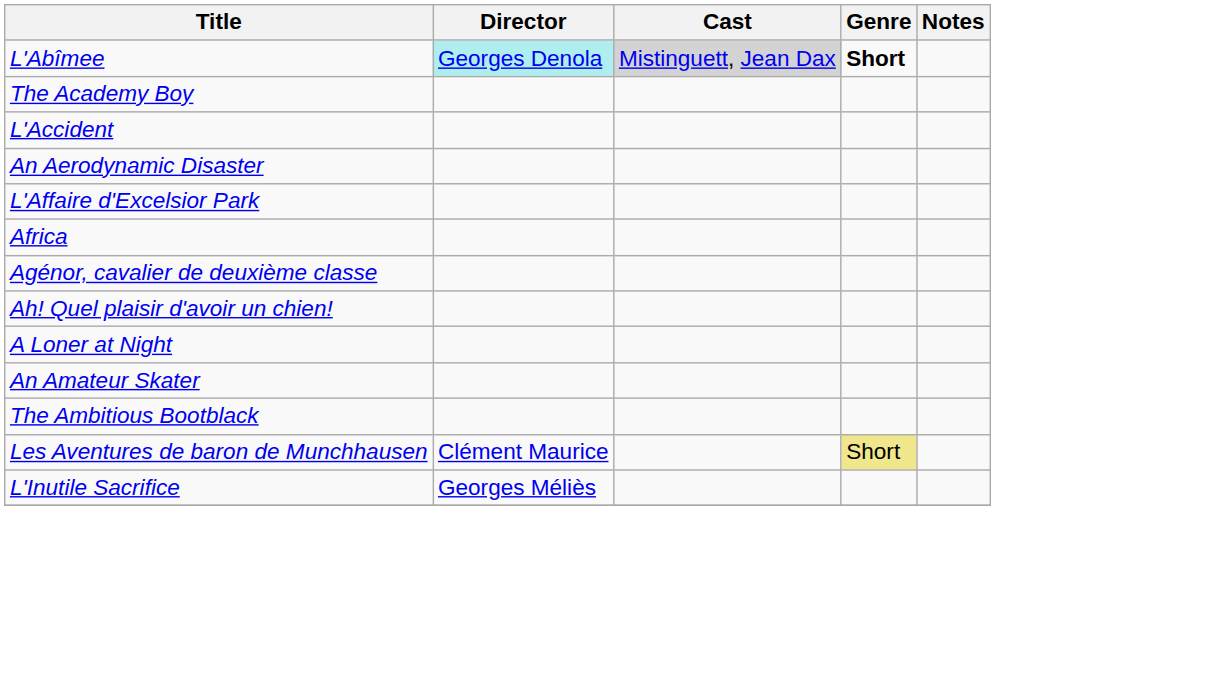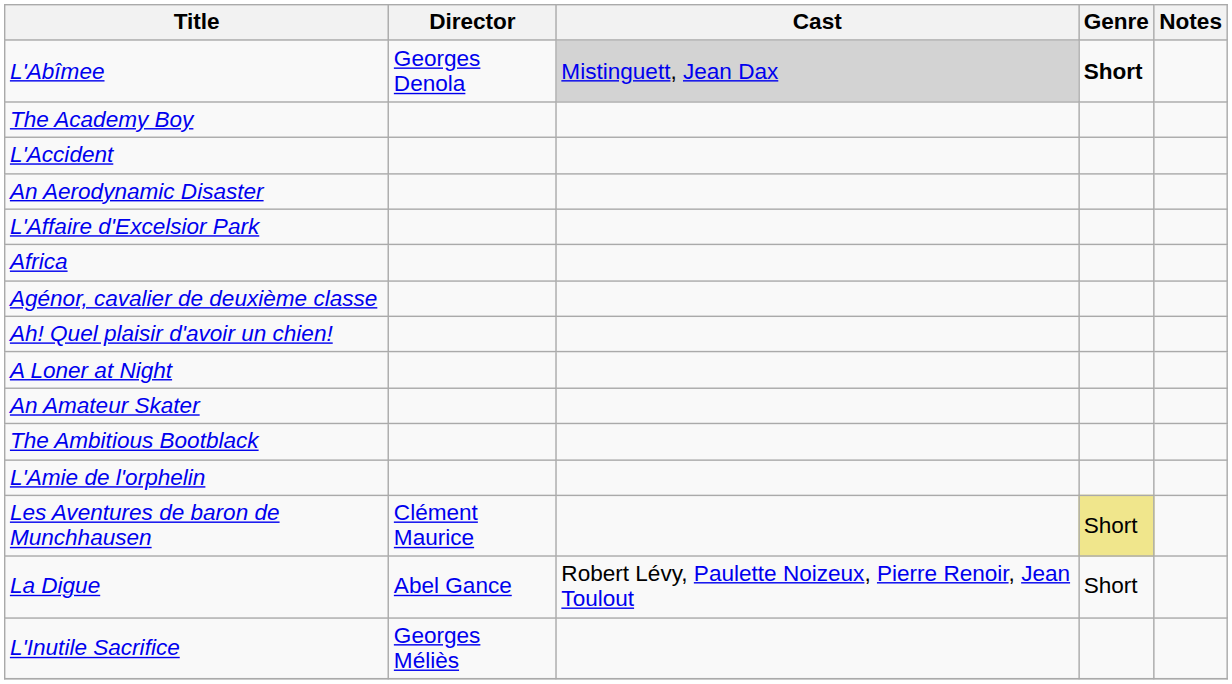(520, 58) paleturquoise background -> (437, 70) no background
+ row: (108, 477)
+ row: (55, 586)
